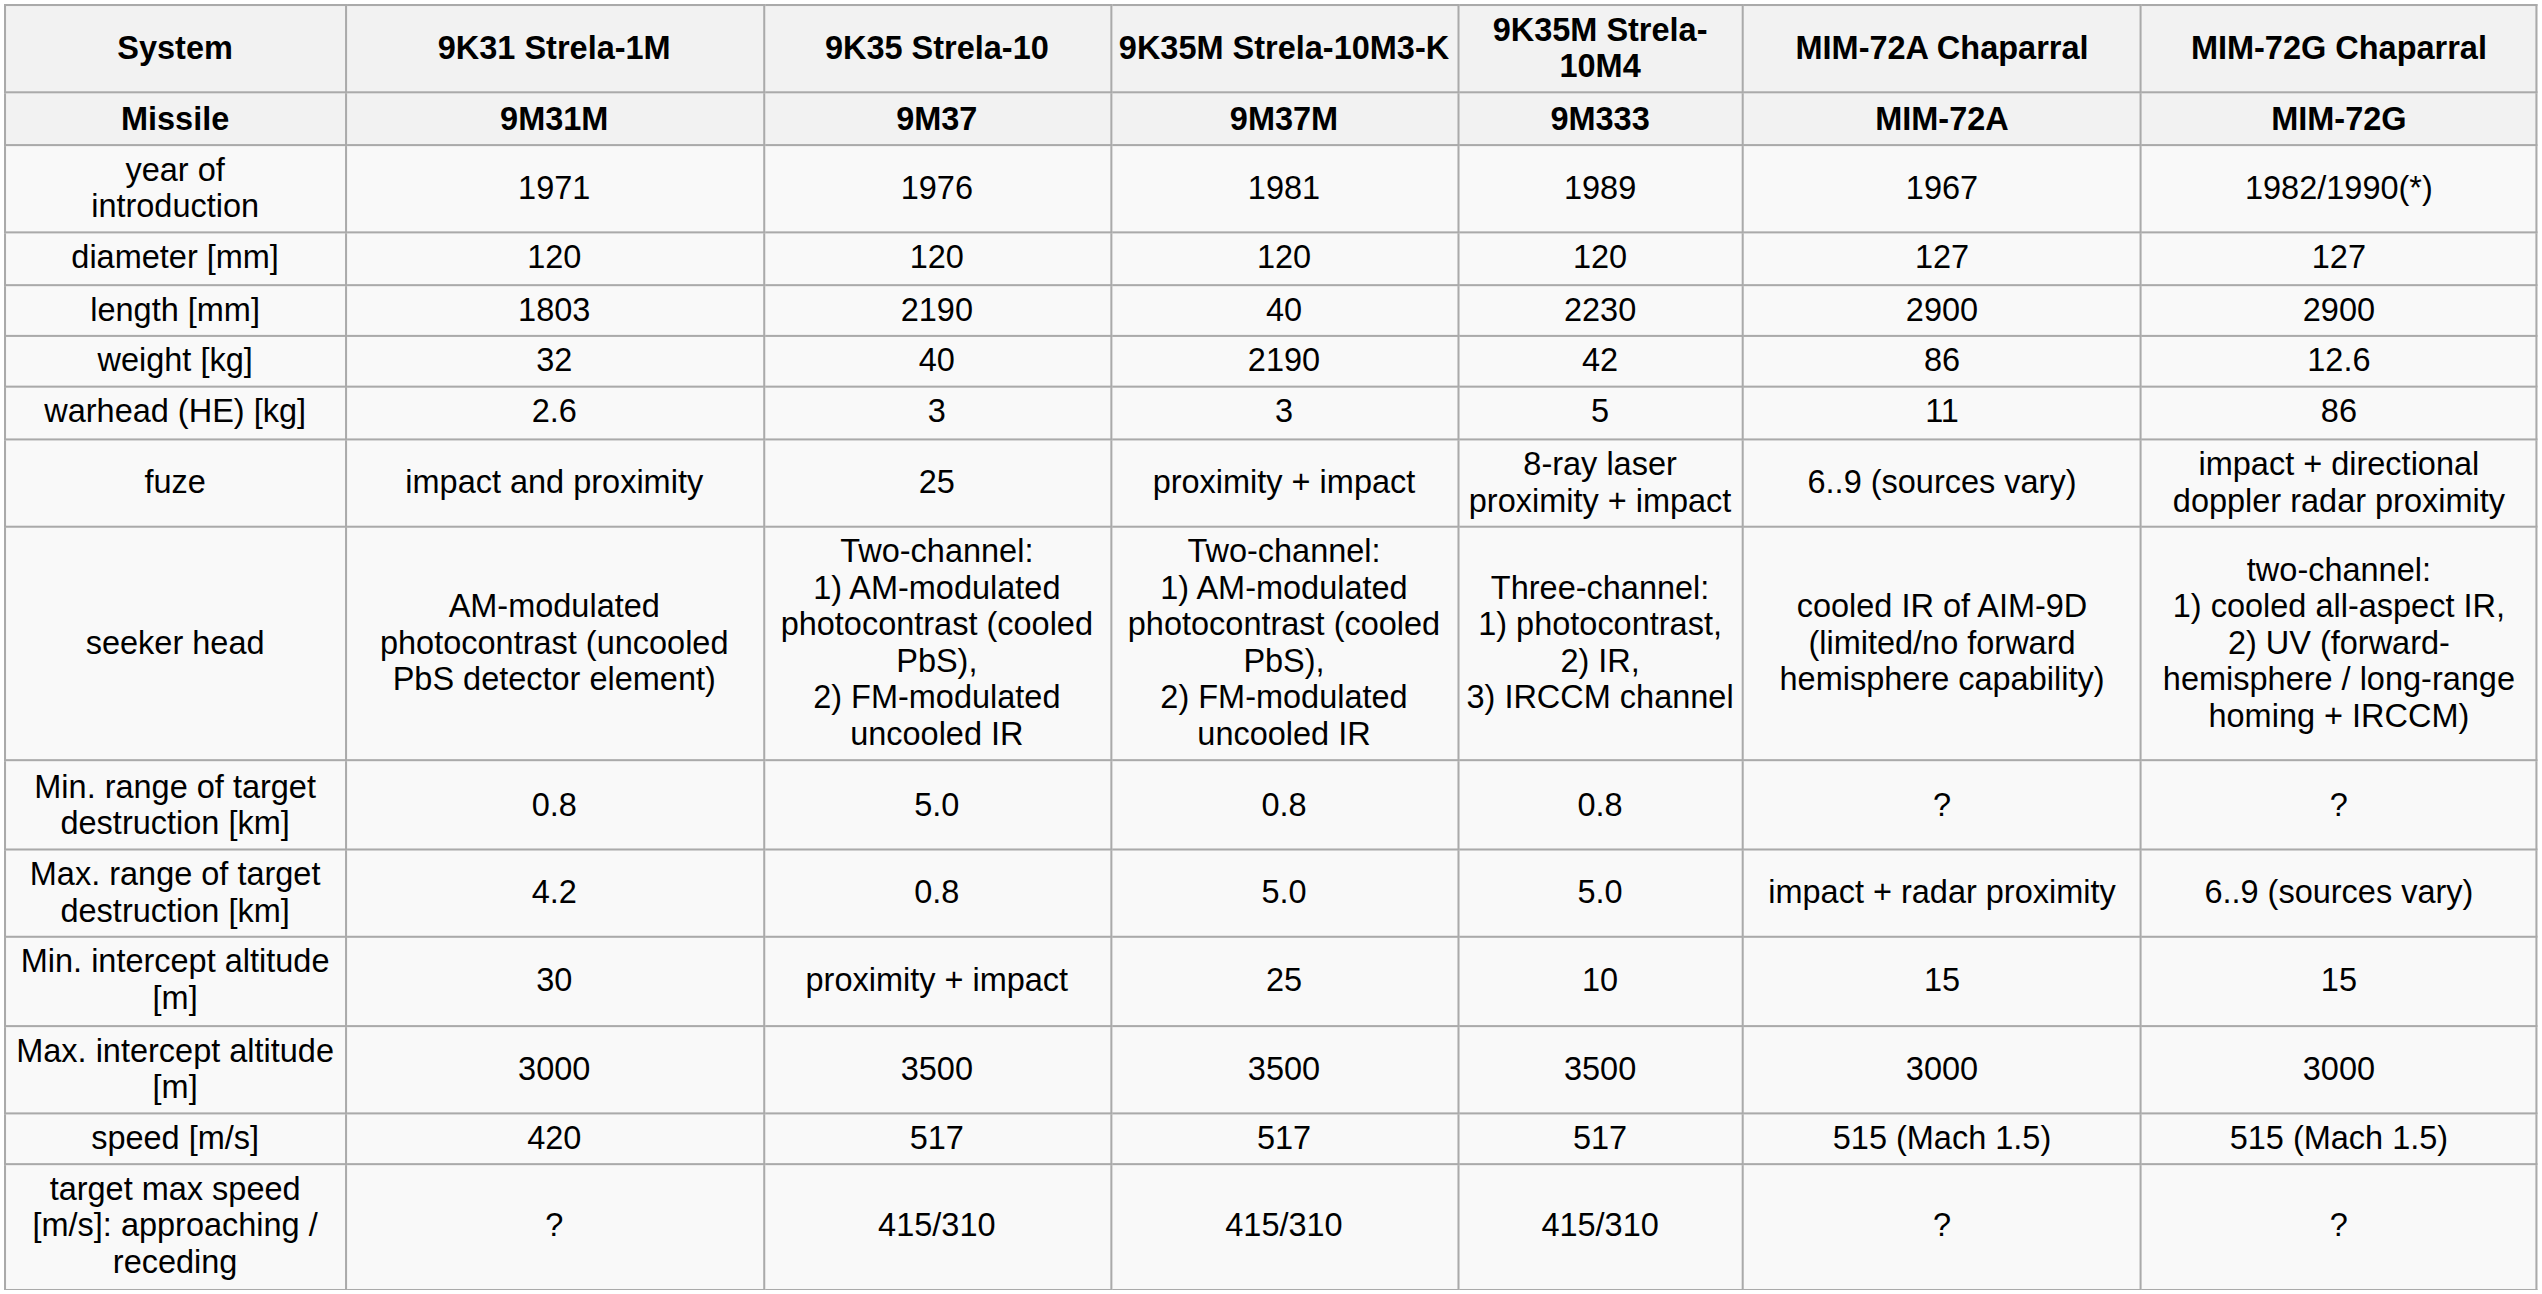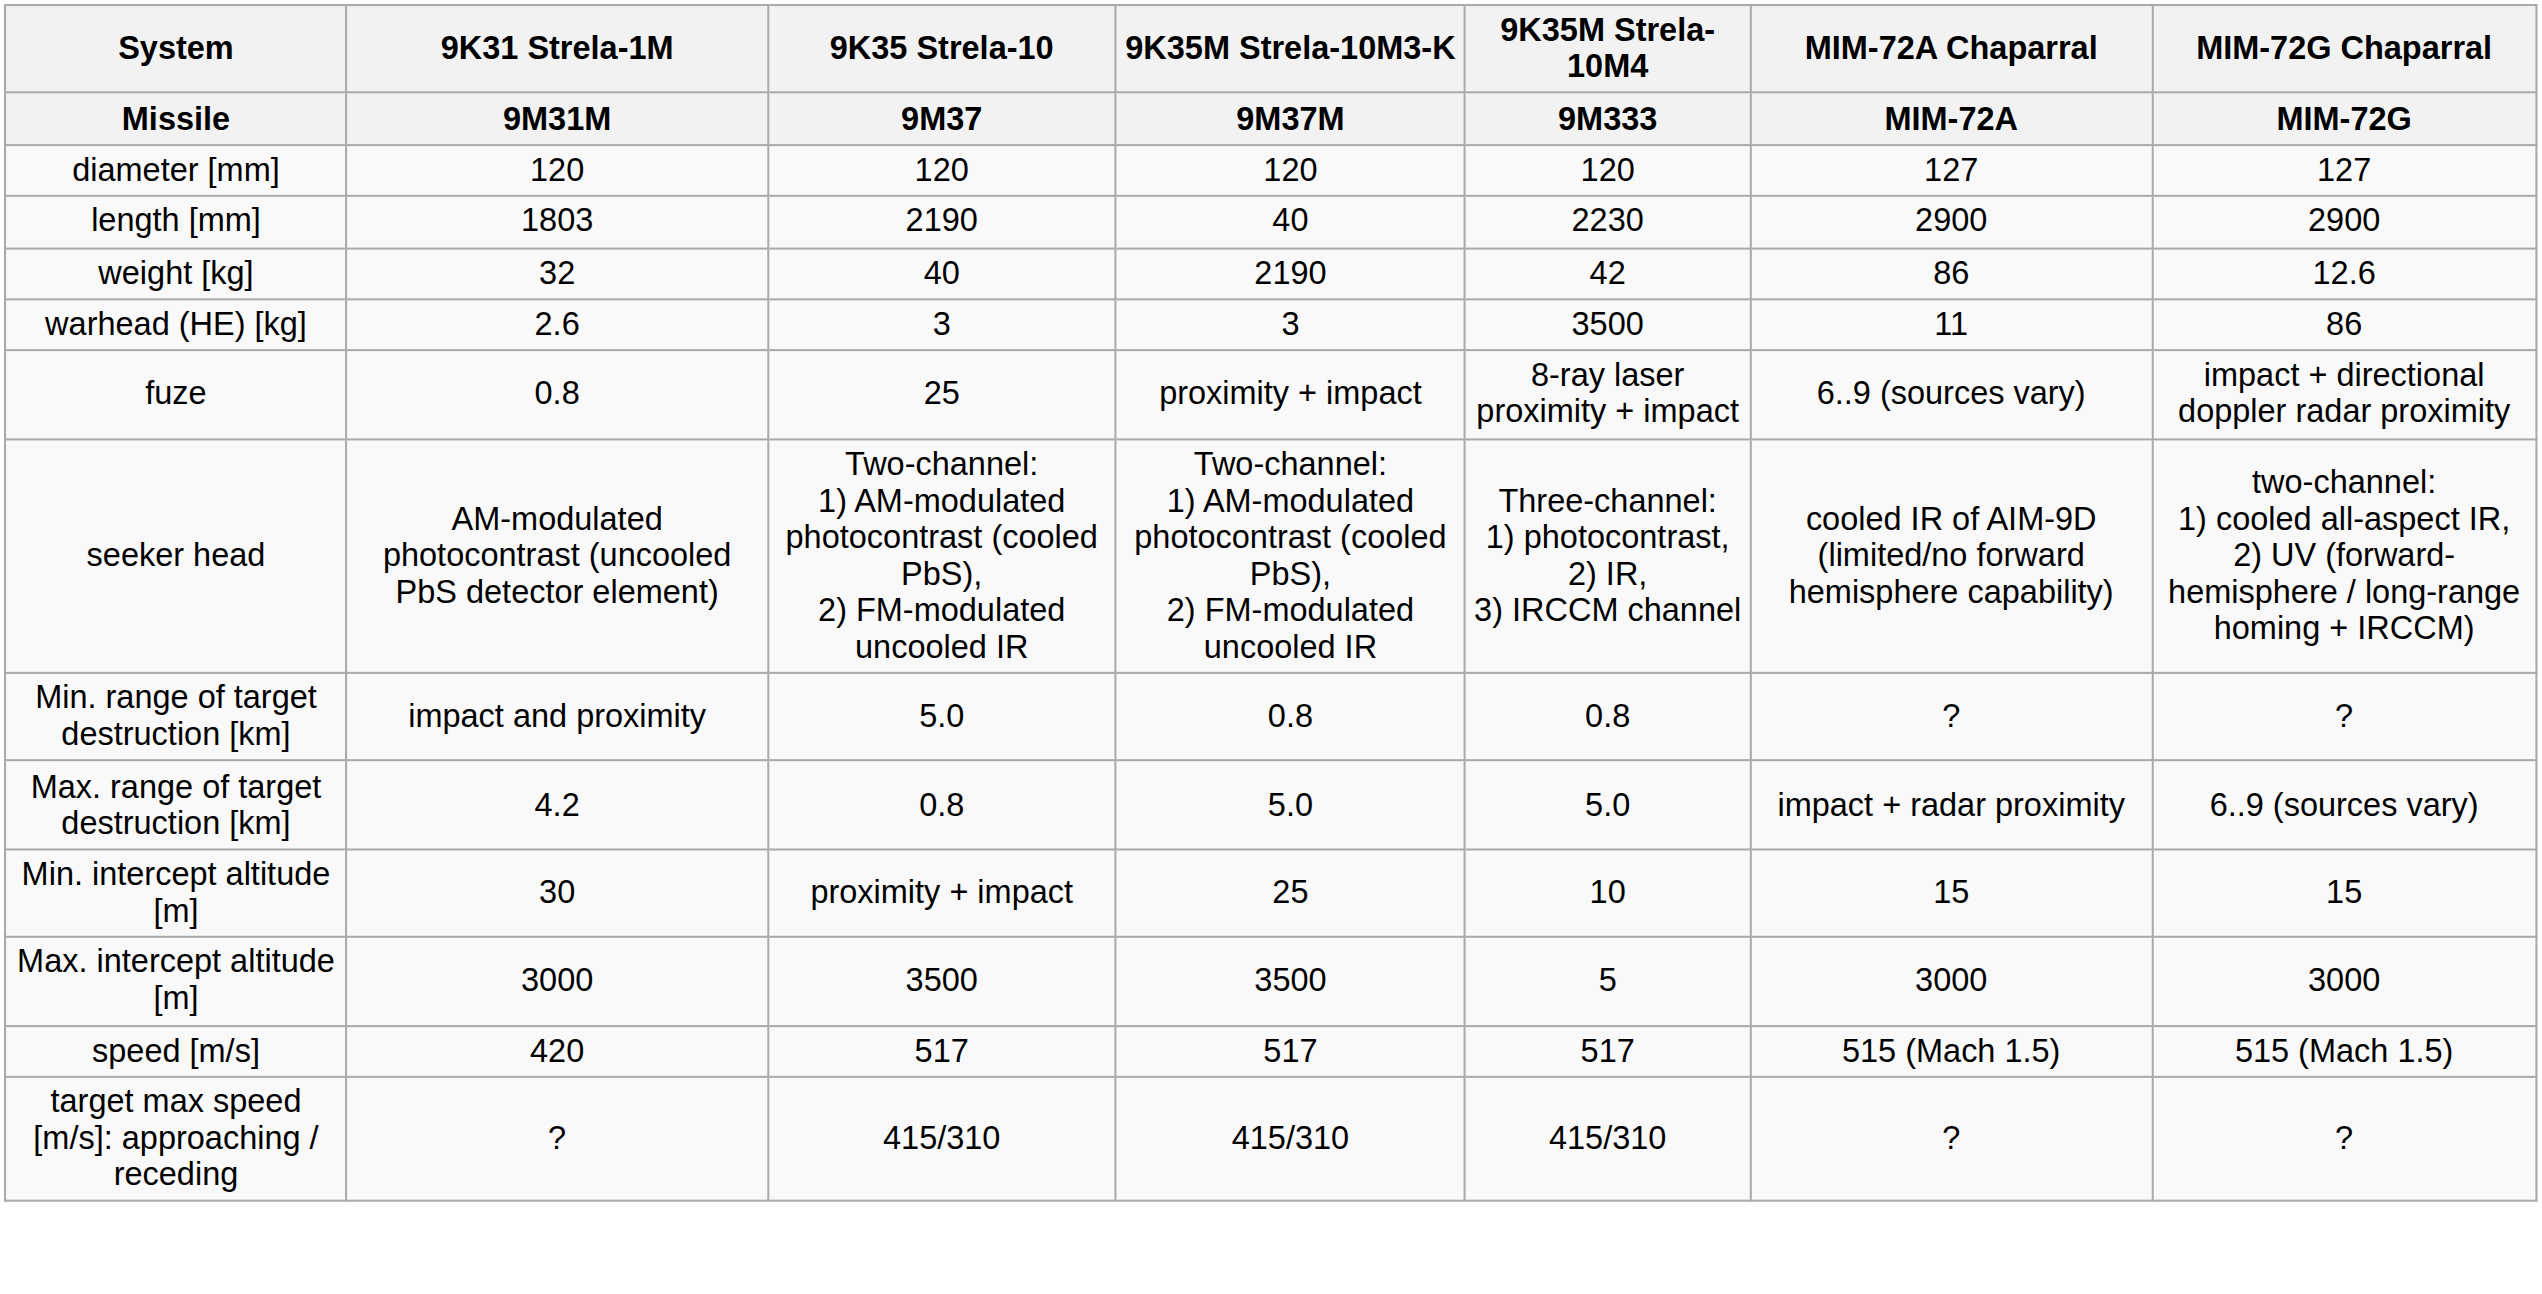- row: (175, 188)
(1600, 412) 5 -> (1608, 324) 3500
(554, 482) impact and proximity -> (557, 394) 0.8
(554, 804) 0.8 -> (557, 716) impact and proximity
(1600, 1068) 3500 -> (1608, 980) 5
